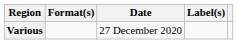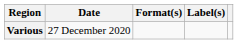columns swapped: (141, 13) <-> (71, 13)
